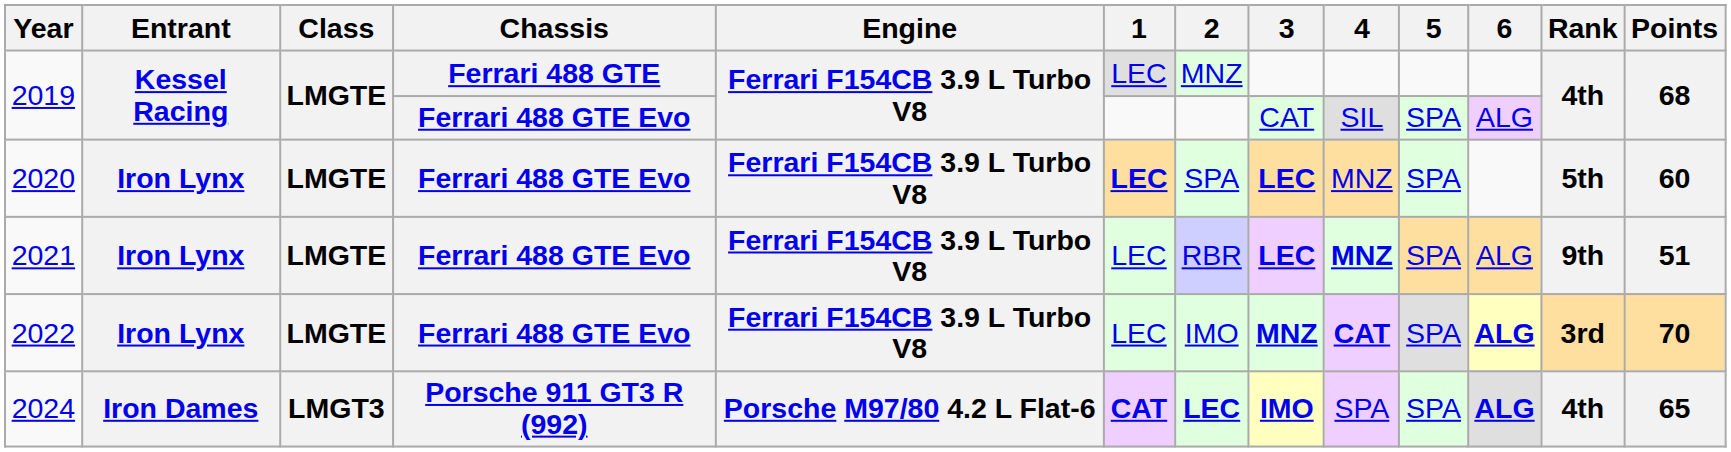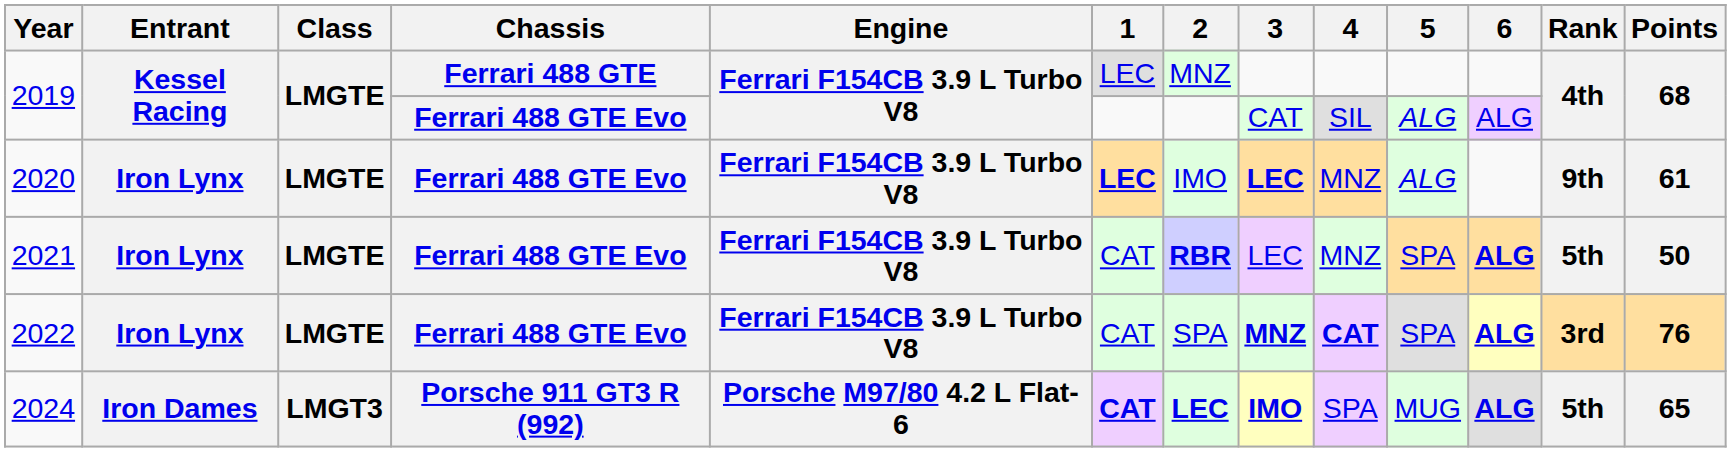(1434, 118) SPA -> (1428, 118) ALG
(1212, 179) SPA -> (1200, 179) IMO
(1434, 179) SPA -> (1428, 179) ALG
(1583, 179) 5th -> (1583, 179) 9th
(1675, 179) 60 -> (1675, 179) 61
(1139, 256) LEC -> (1127, 256) CAT
(1212, 256) normal -> (1200, 256) bold
(1287, 256) bold -> (1275, 256) normal
(1362, 256) bold -> (1350, 256) normal
(1504, 256) normal -> (1504, 256) bold
(1583, 256) 9th -> (1583, 256) 5th
(1675, 256) 51 -> (1675, 256) 50
(1139, 332) LEC -> (1127, 332) CAT
(1212, 332) IMO -> (1200, 332) SPA
(1675, 332) 70 -> (1675, 332) 76
(1434, 409) SPA -> (1428, 409) MUG
(1583, 409) 4th -> (1583, 409) 5th
